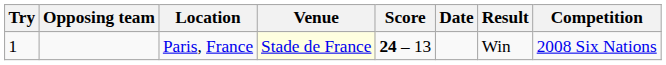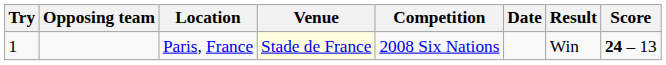columns swapped: (597, 18) <-> (405, 18)
